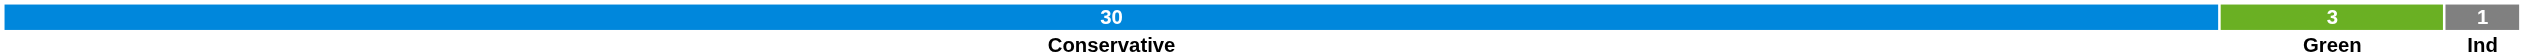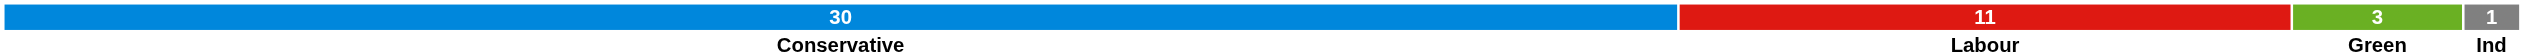+ column: (1985, 17)
